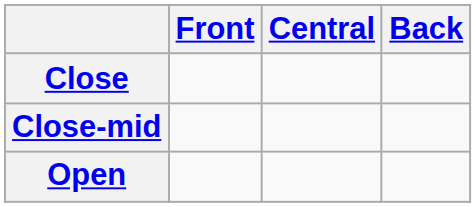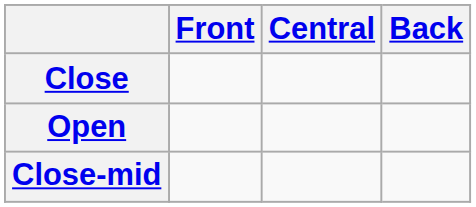rows swapped: (87, 126) <-> (87, 175)
